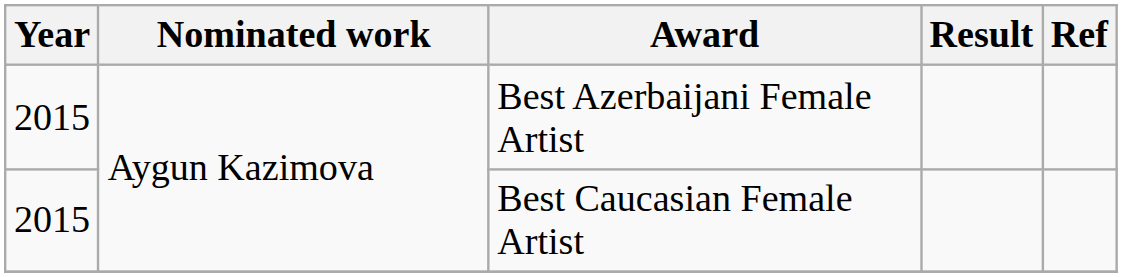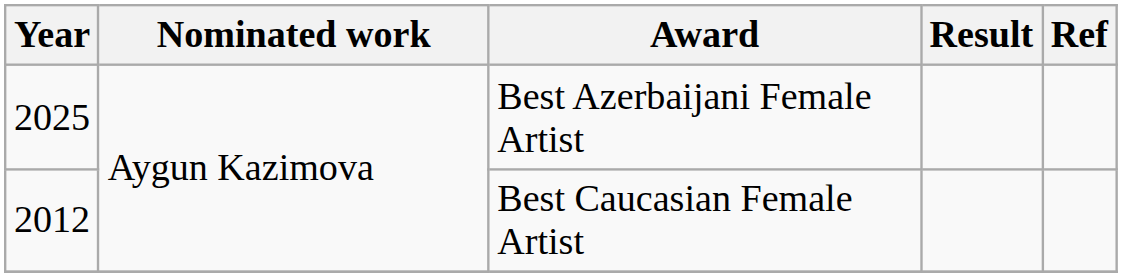(52, 116) 2015 -> (52, 116) 2025
(52, 219) 2015 -> (52, 219) 2012
